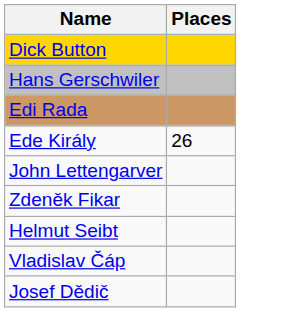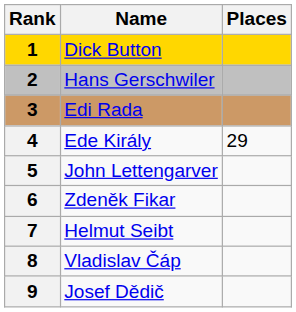+ column: (32, 19)
(182, 140) 26 -> (237, 140) 29
